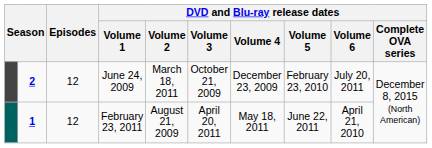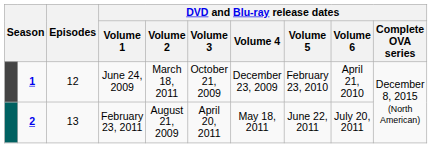(32, 82) 2 -> (32, 82) 1
(352, 82) July 20, 2011 -> (352, 82) April 21, 2010
(32, 122) 1 -> (32, 122) 2
(73, 122) 12 -> (73, 122) 13
(352, 122) April 21, 2010 -> (352, 122) July 20, 2011
